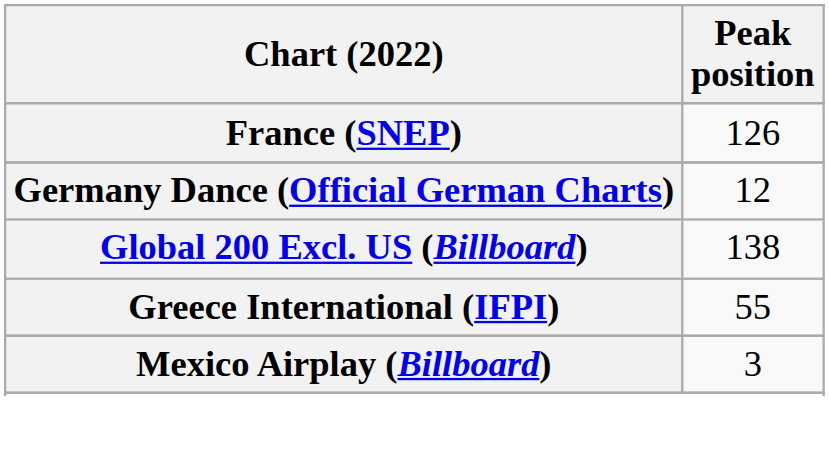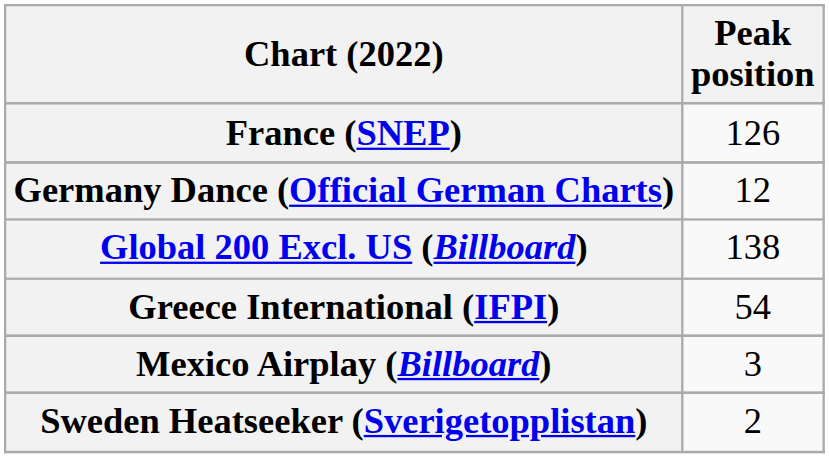(753, 305) 55 -> (753, 305) 54
+ row: (344, 421)
